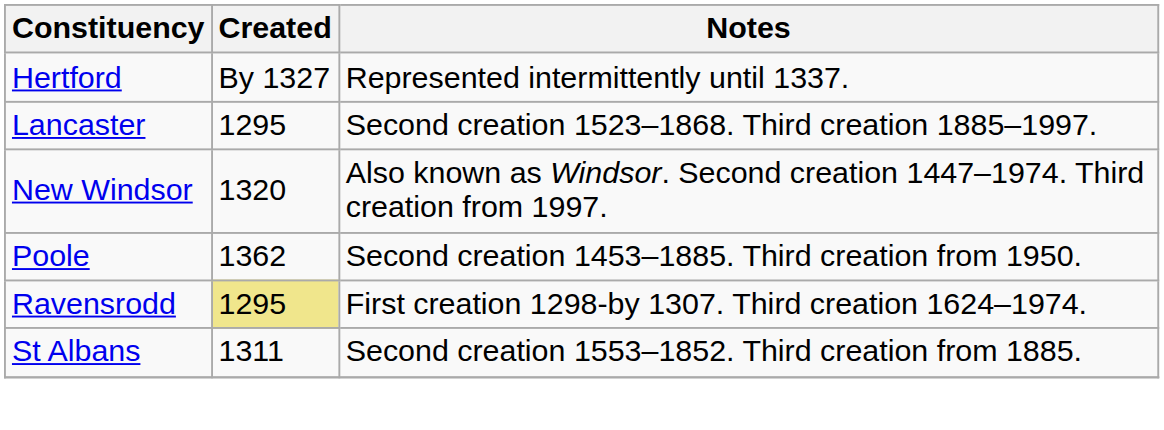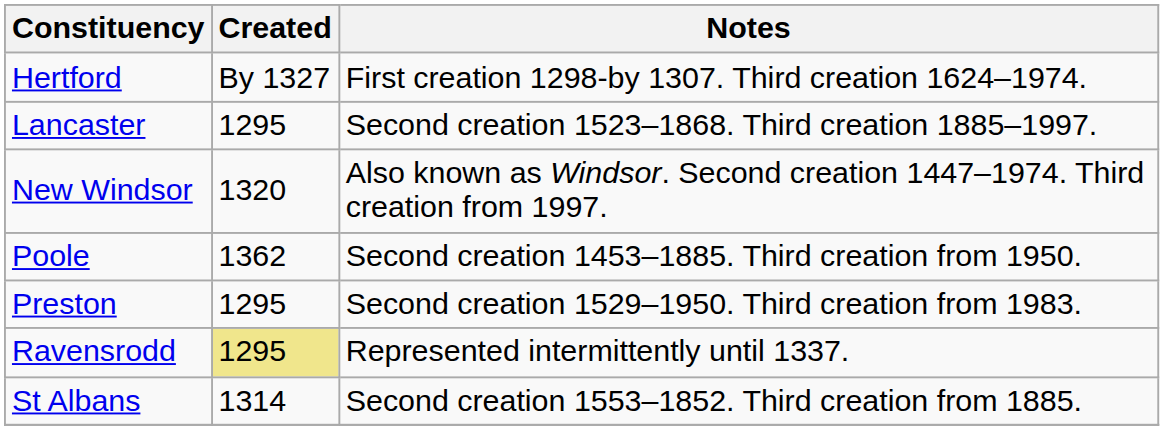(598, 76) Represented intermittently until 1337. -> (716, 76) First creation 1298-by 1307. Third creation 1624–1974.
+ row: (64, 303)
(716, 303) First creation 1298-by 1307. Third creation 1624–1974. -> (598, 352) Represented intermittently until 1337.
(251, 352) 1311 -> (252, 400) 1314
